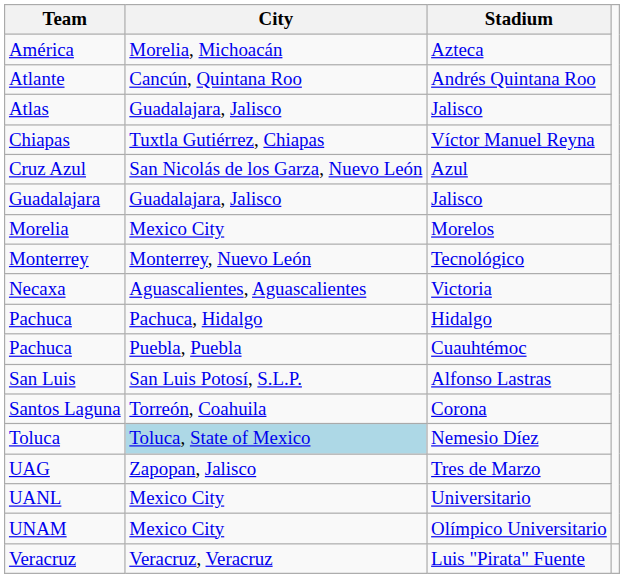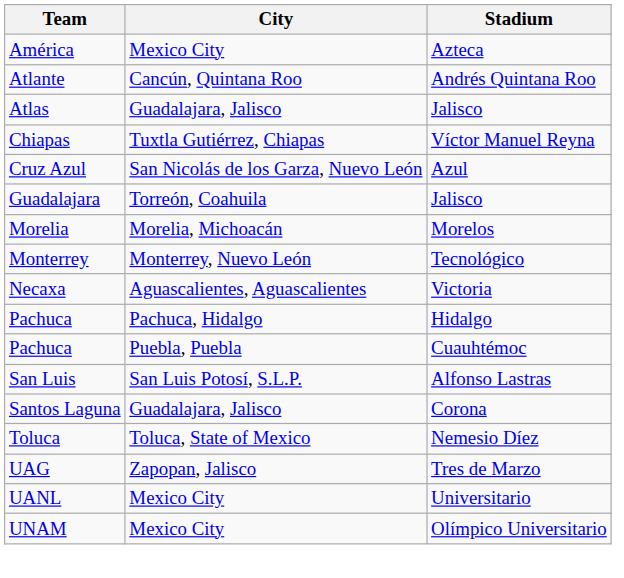(206, 49) Morelia, Michoacán -> (177, 49) Mexico City
(205, 199) Guadalajara, Jalisco -> (198, 199) Torreón, Coahuila
(177, 229) Mexico City -> (206, 229) Morelia, Michoacán
(198, 408) Torreón, Coahuila -> (205, 408) Guadalajara, Jalisco
(220, 438) lightblue background -> (220, 438) no background
- row: (42, 558)
